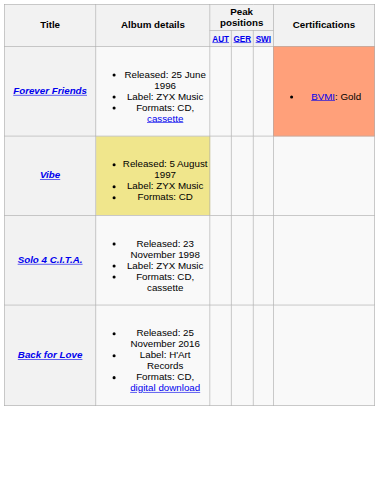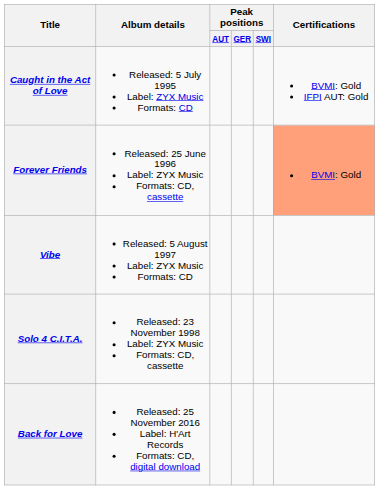+ row: (50, 85)
(153, 181) khaki background -> (153, 260) no background
